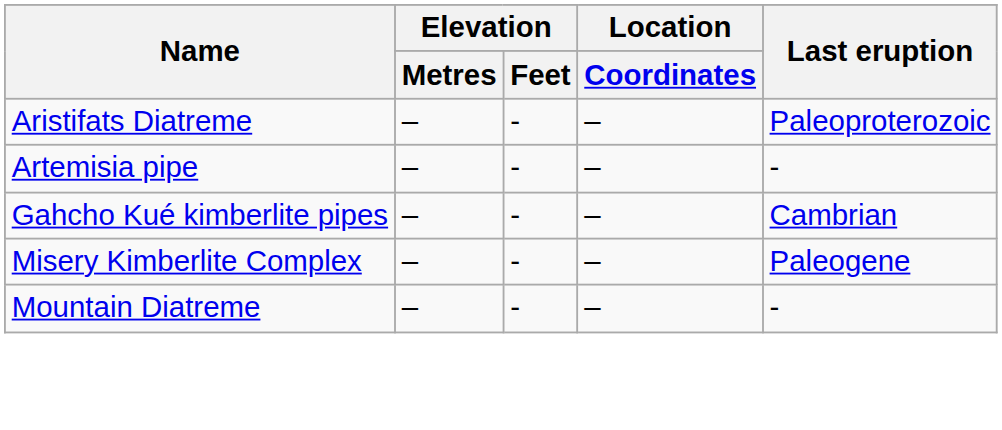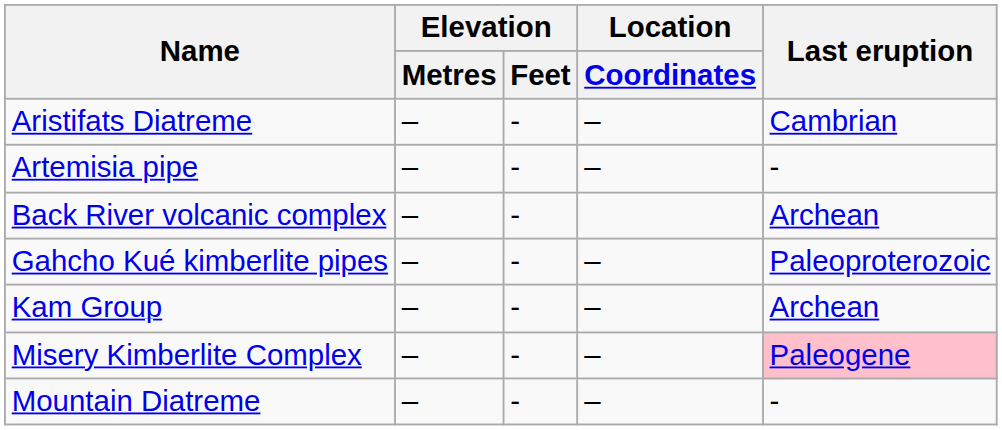(880, 121) Paleoproterozoic -> (833, 121) Cambrian
+ row: (199, 214)
(833, 214) Cambrian -> (880, 261) Paleoproterozoic
+ row: (87, 307)
(840, 261) no background -> (840, 354) pink background
